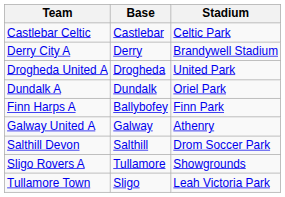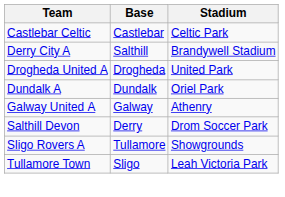(128, 51) Derry -> (131, 51) Salthill
- row: (41, 107)
(131, 145) Salthill -> (128, 126) Derry
